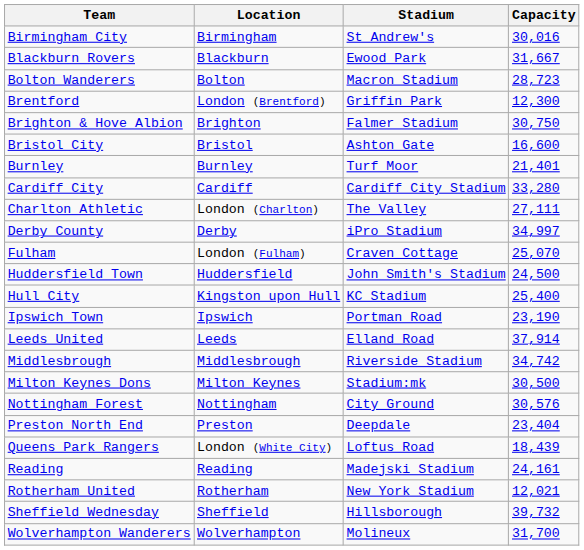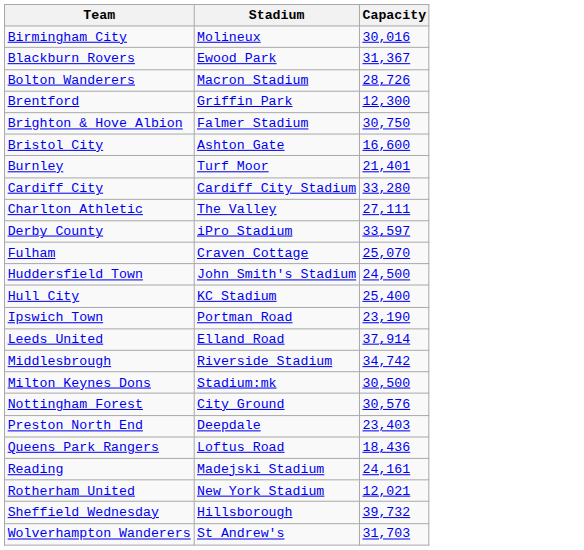- column: (269, 15)
(390, 37) St Andrew's -> (229, 37) Molineux
(536, 59) 31,667 -> (386, 59) 31,367
(536, 80) 28,723 -> (386, 80) 28,726
(536, 231) 34,997 -> (386, 231) 33,597
(536, 426) 23,404 -> (386, 426) 23,403
(536, 448) 18,439 -> (386, 448) 18,436
(378, 534) Molineux -> (241, 534) St Andrew's
(536, 534) 31,700 -> (386, 534) 31,703
